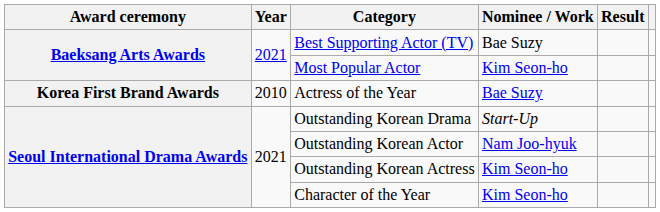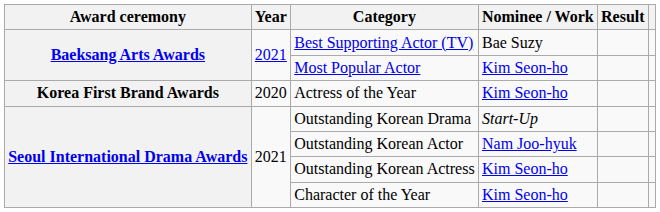(271, 93) 2010 -> (271, 93) 2020
(512, 93) Bae Suzy -> (525, 93) Kim Seon-ho
